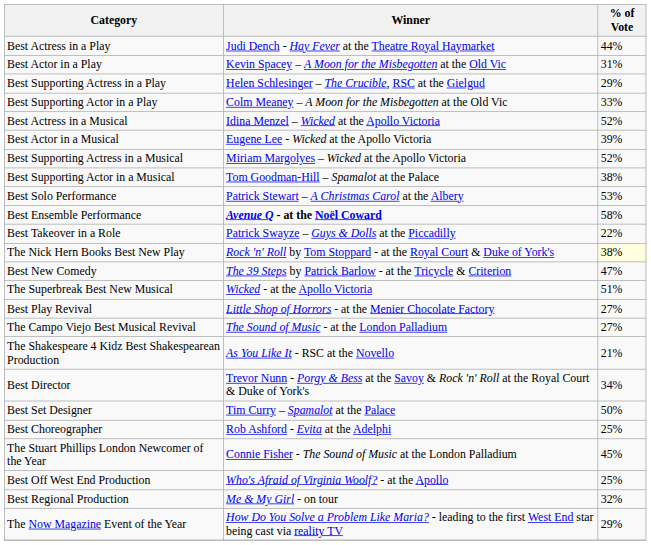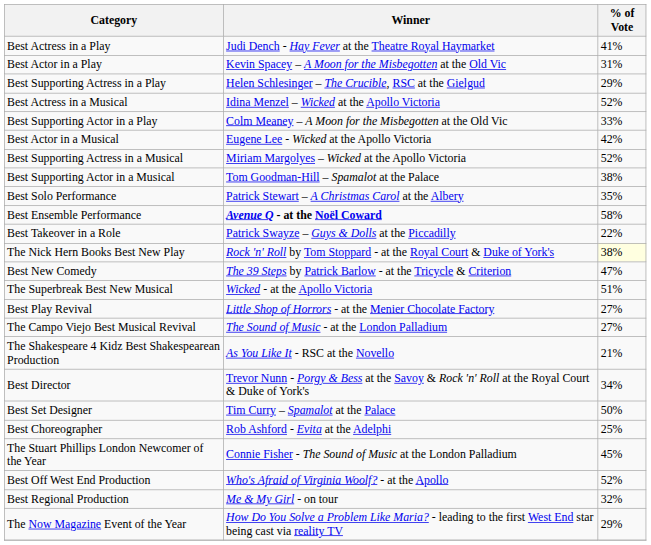(612, 45) 44% -> (612, 45) 41%
rows swapped: (82, 102) <-> (67, 121)
(612, 139) 39% -> (612, 139) 42%
(612, 196) 53% -> (612, 196) 35%
(612, 480) 25% -> (612, 480) 52%
